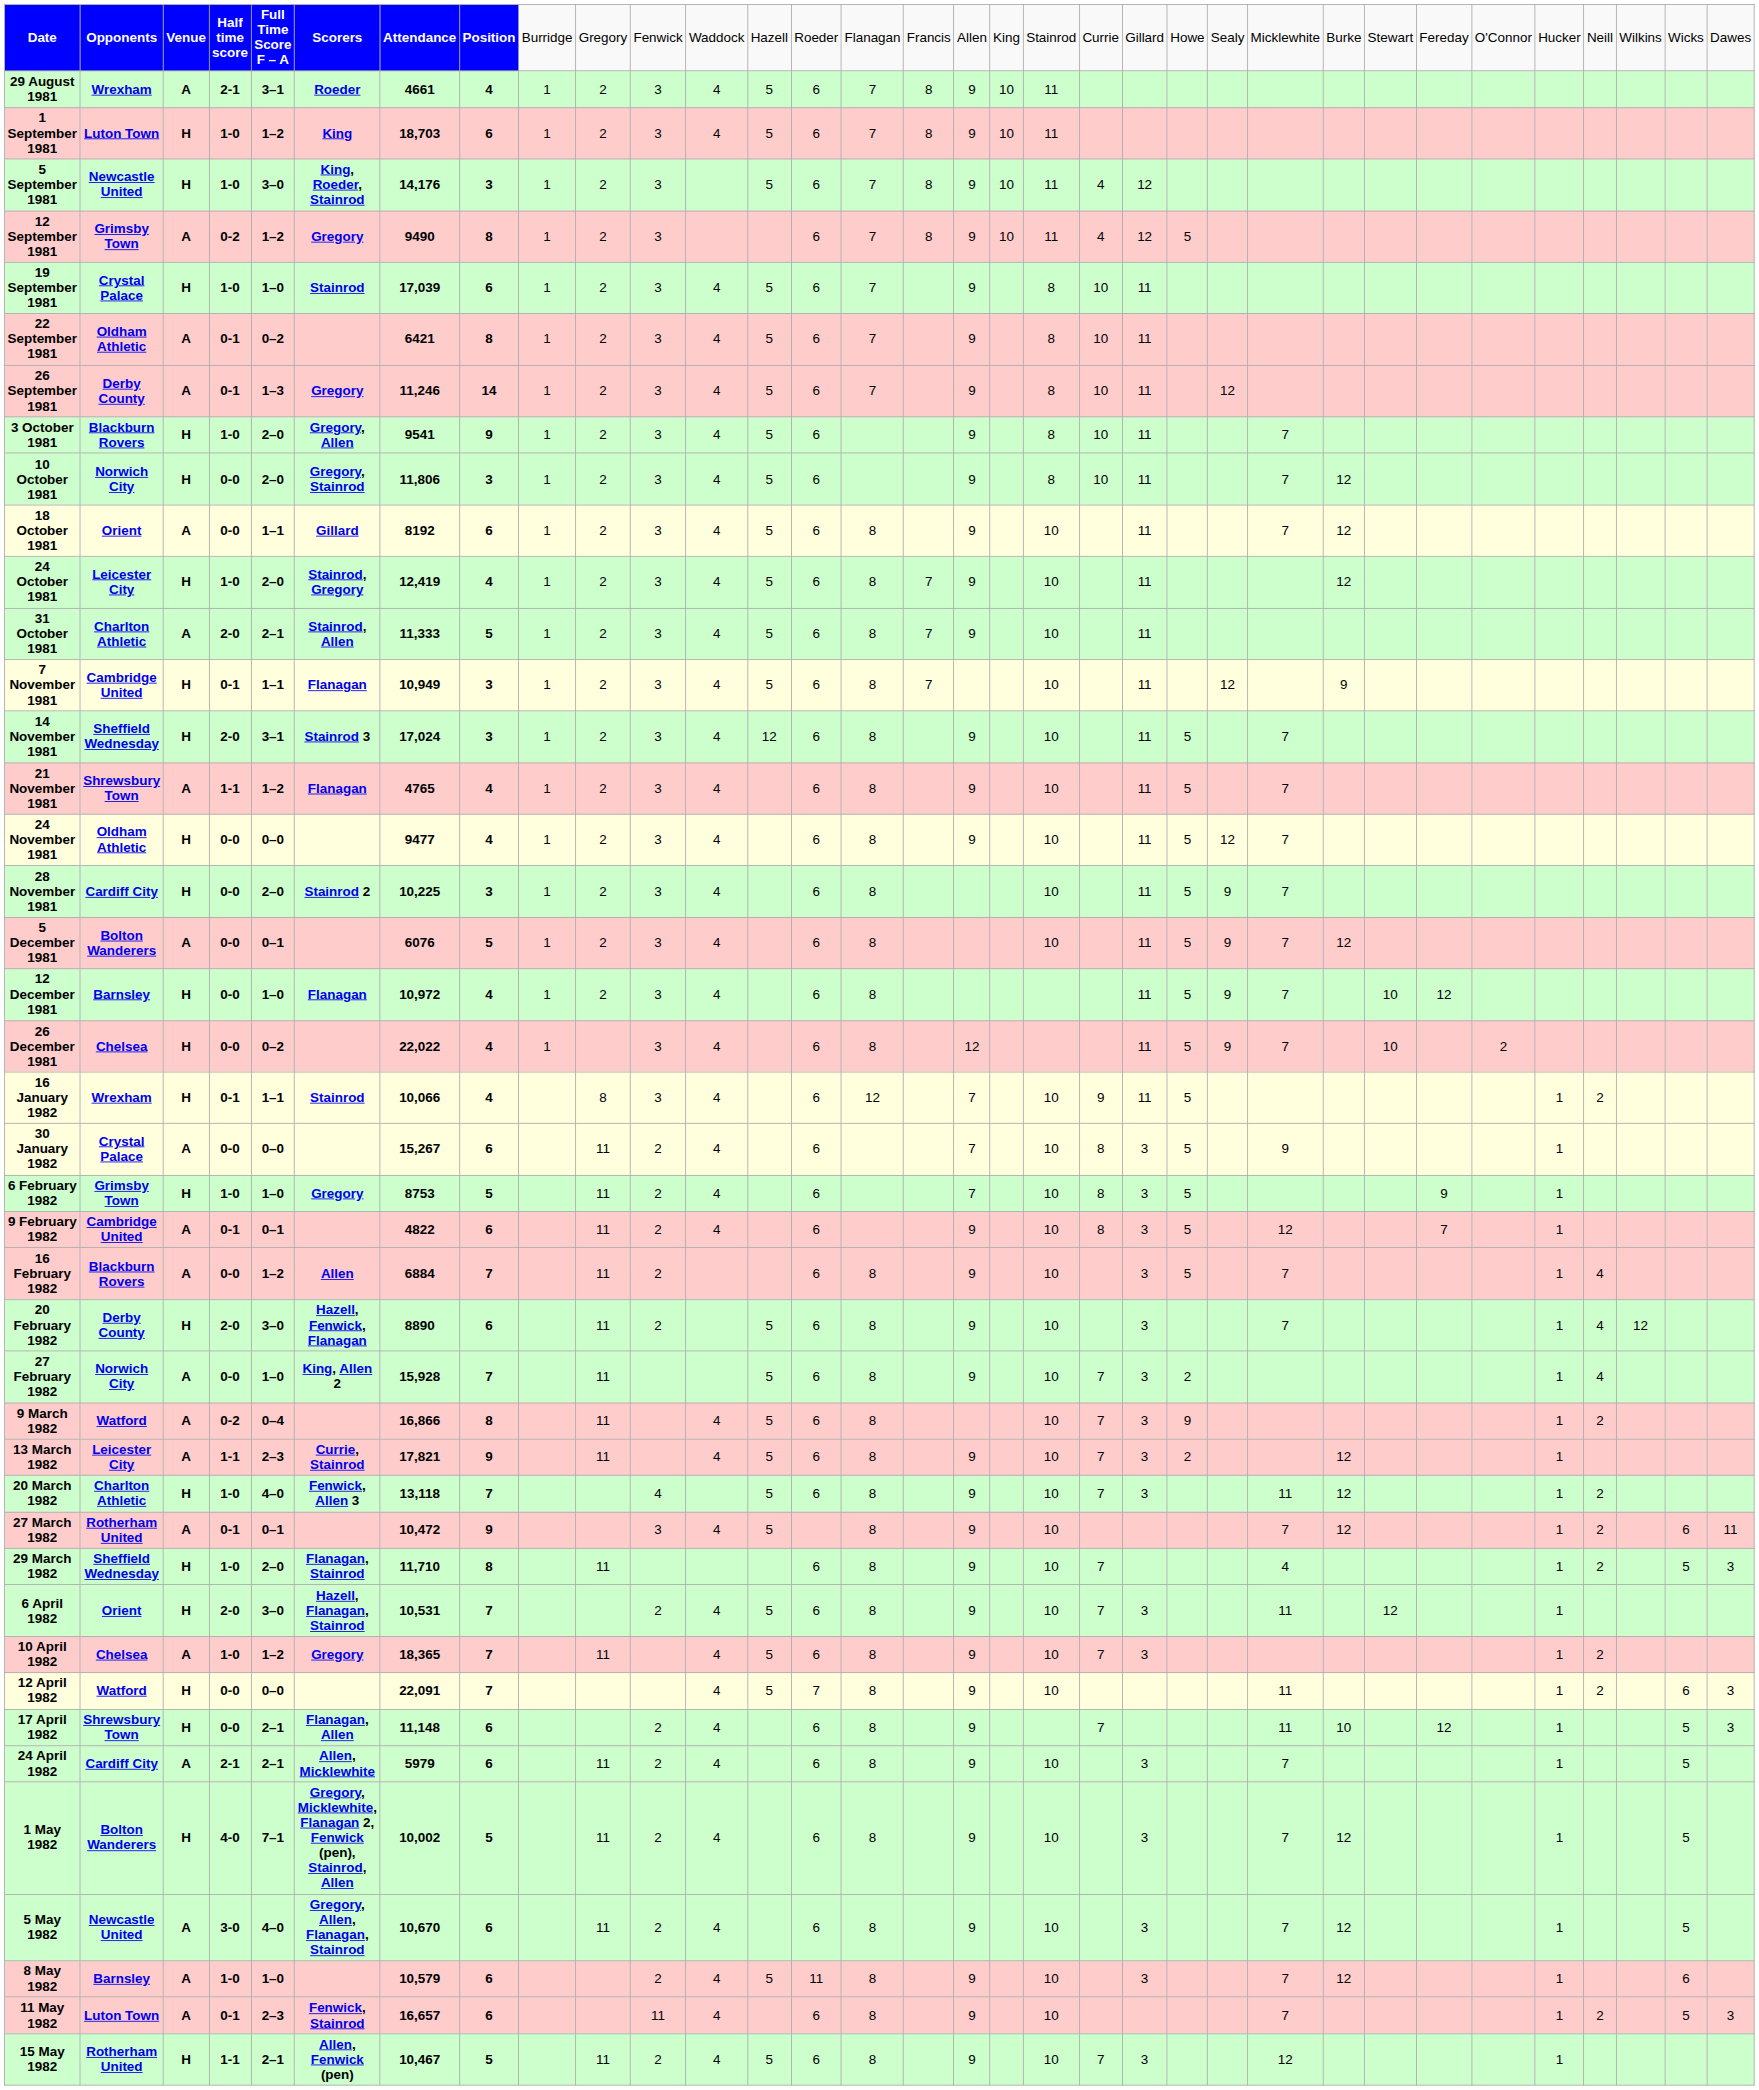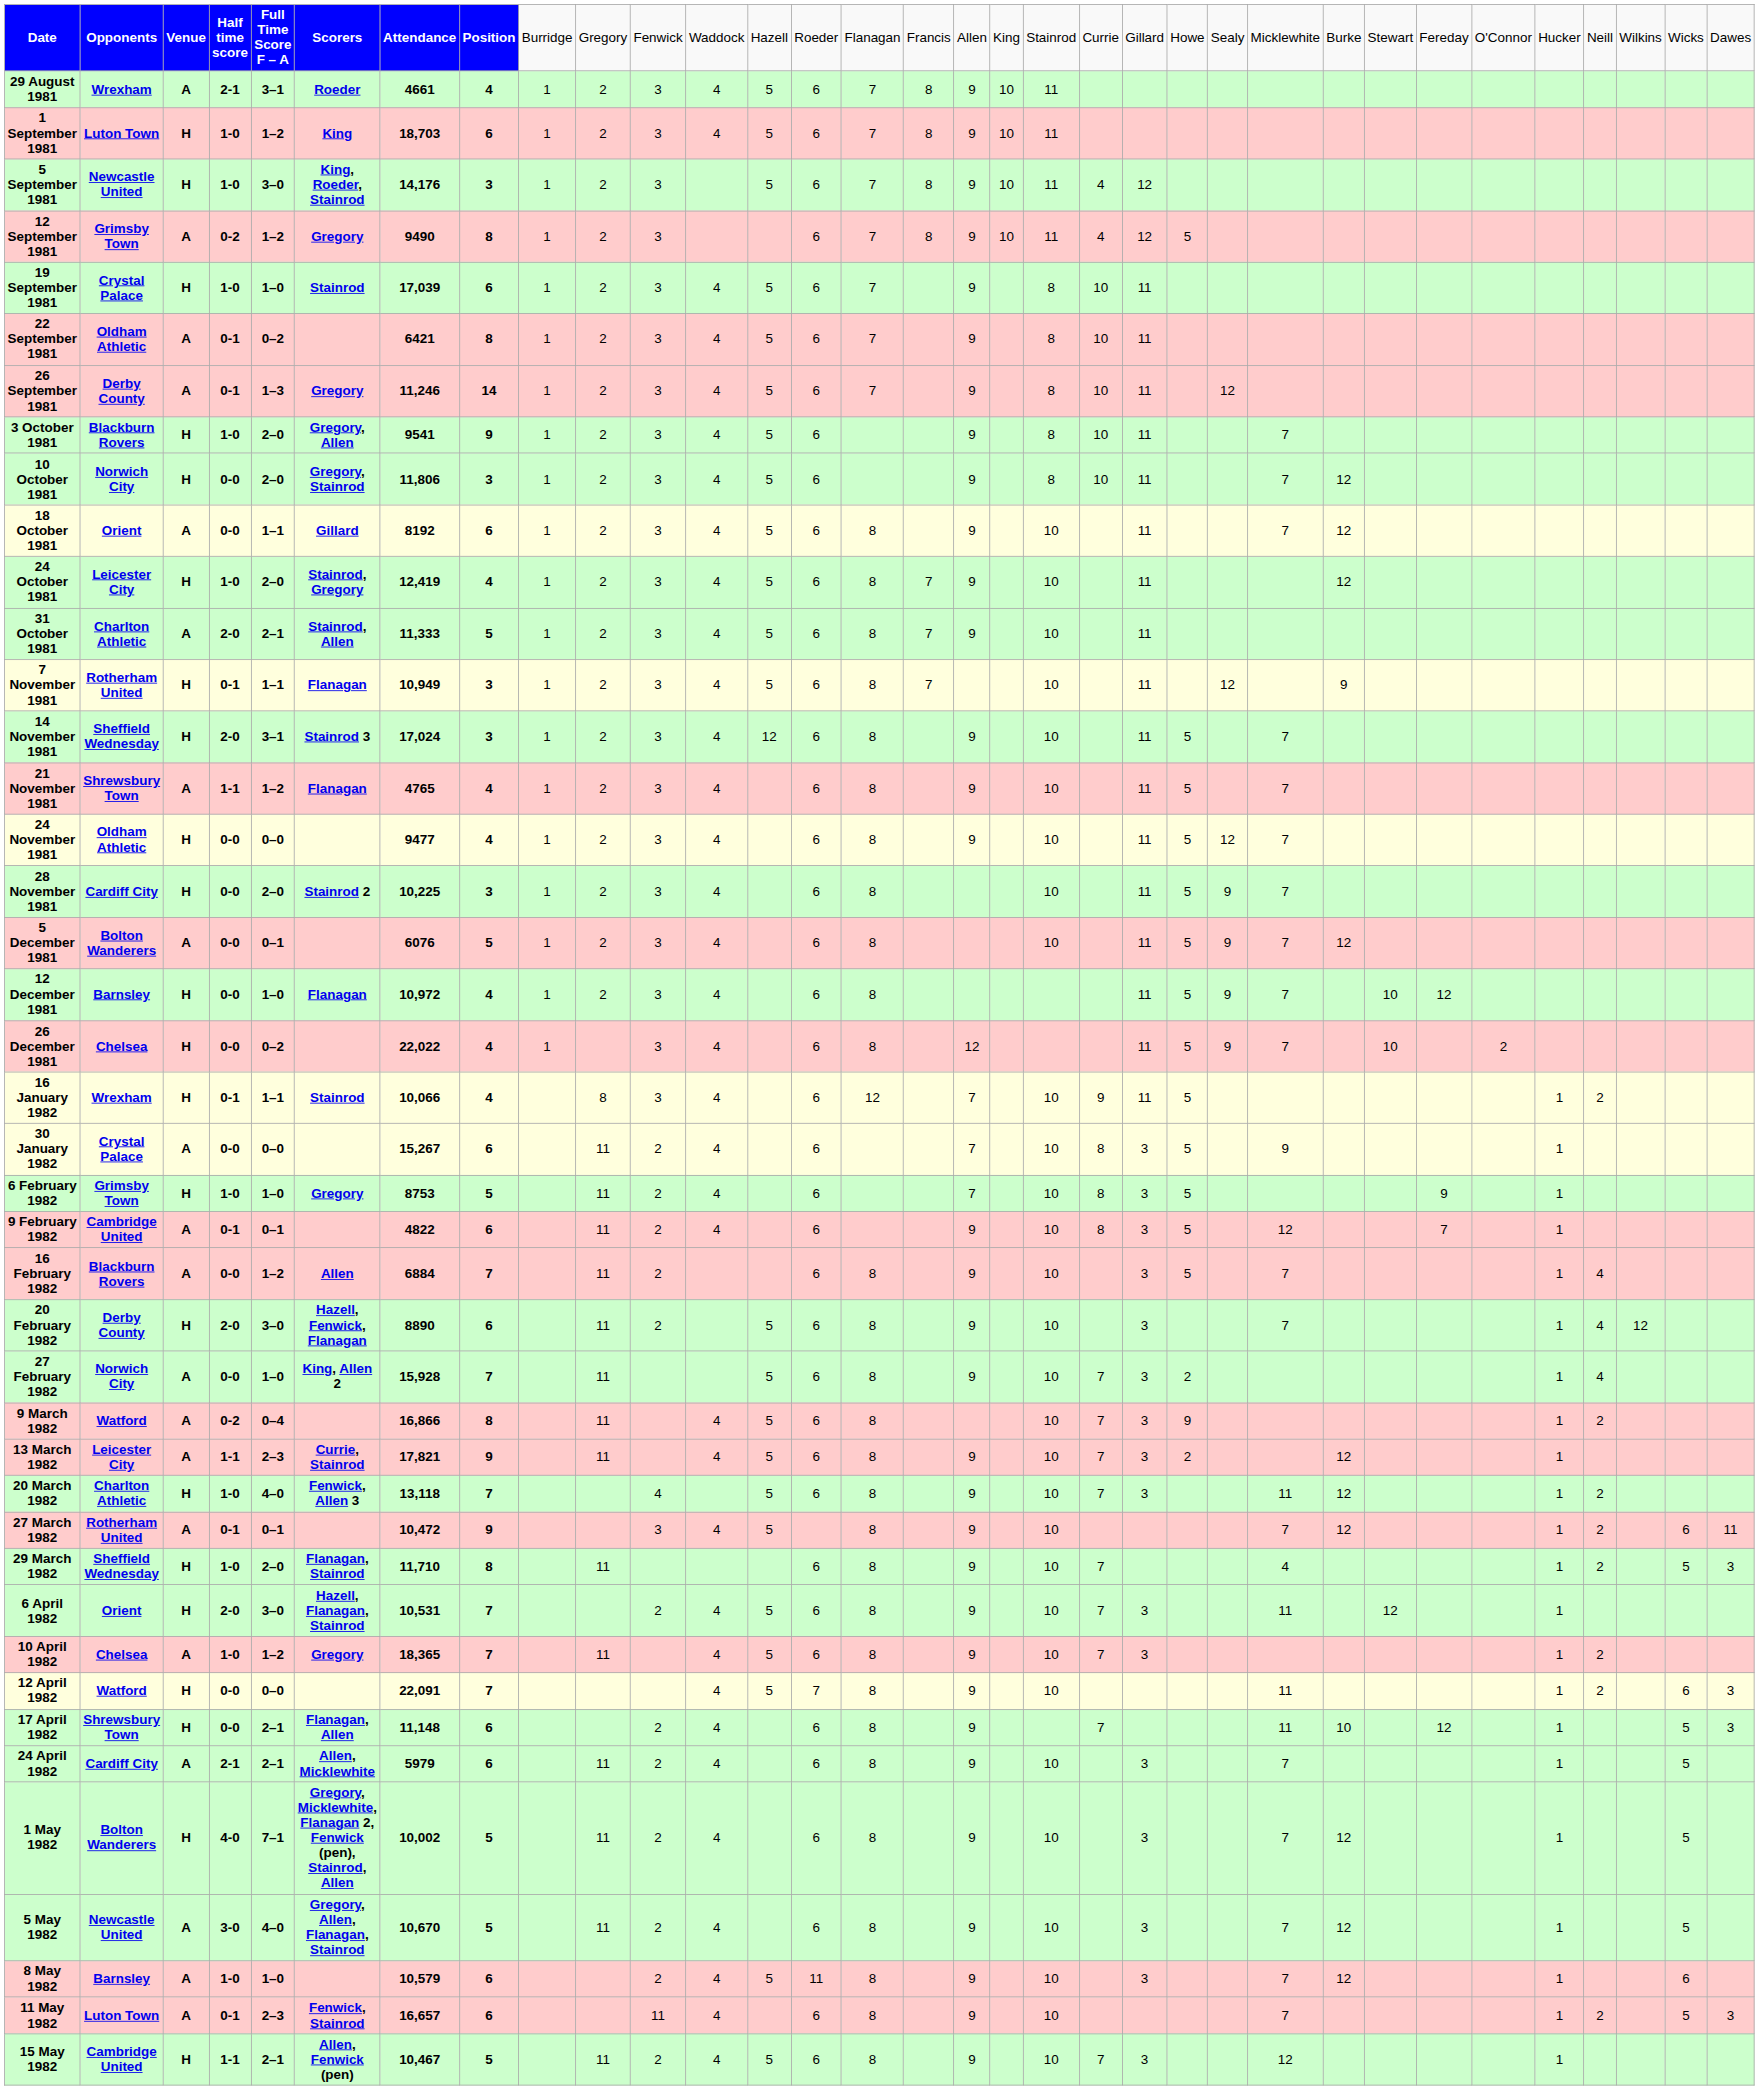(122, 685) Cambridge United -> (122, 685) Rotherham United
(489, 1927) 6 -> (489, 1927) 5
(122, 2059) Rotherham United -> (122, 2059) Cambridge United
